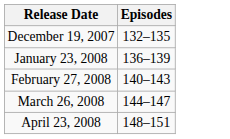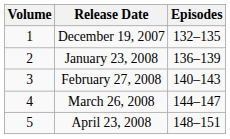+ column: (30, 15)
